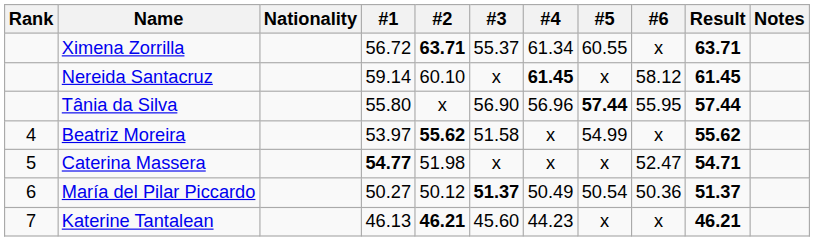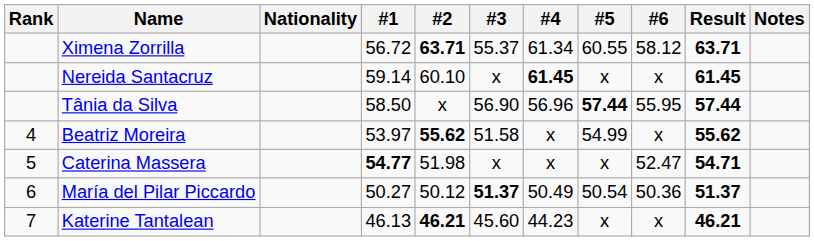(659, 47) x -> (659, 47) 58.12
(659, 76) 58.12 -> (659, 76) x
(388, 105) 55.80 -> (388, 105) 58.50
